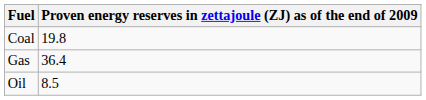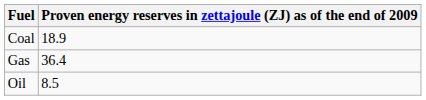(54, 38) 19.8 -> (54, 38) 18.9
